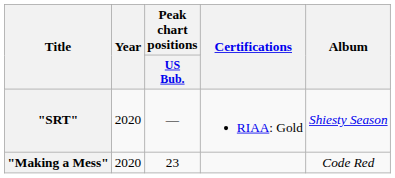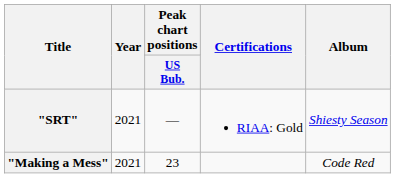(128, 120) 2020 -> (128, 120) 2021
(128, 162) 2020 -> (128, 162) 2021
